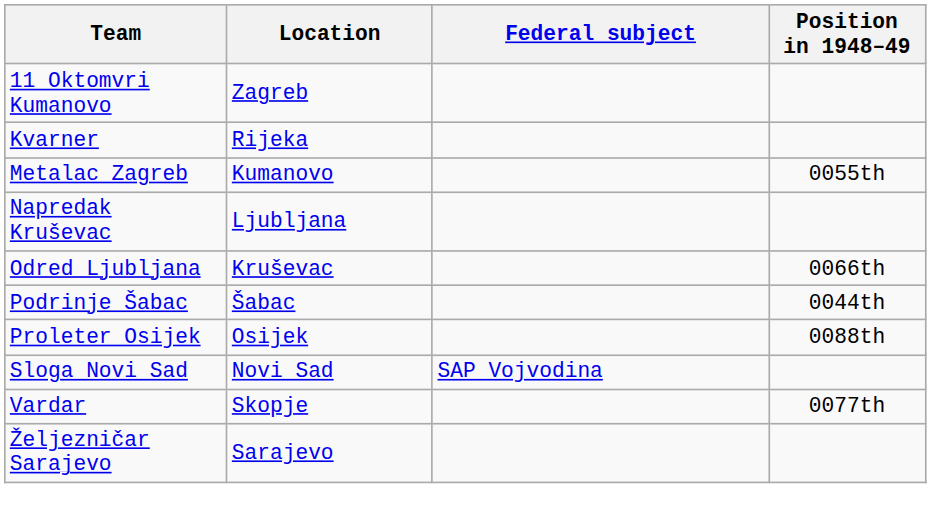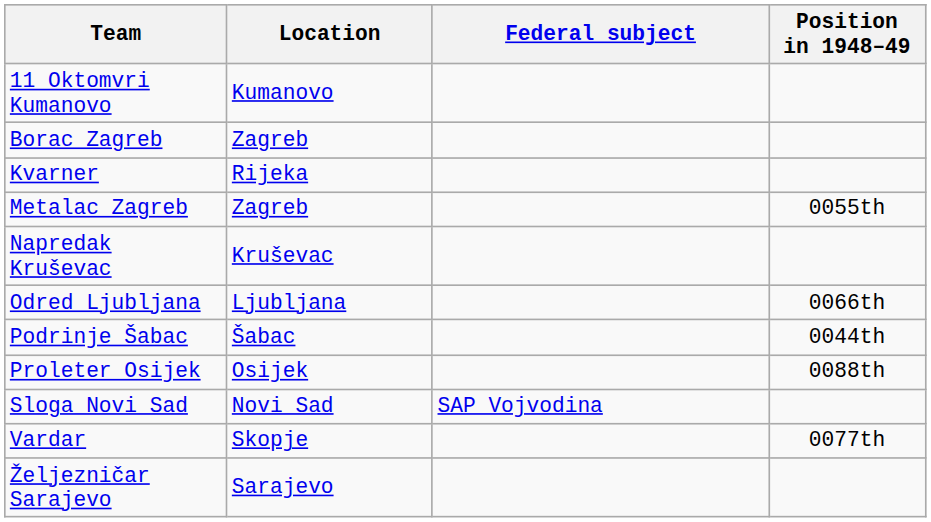(270, 93) Zagreb -> (283, 93) Kumanovo
+ row: (86, 140)
(283, 175) Kumanovo -> (270, 209) Zagreb
(289, 221) Ljubljana -> (283, 256) Kruševac
(283, 268) Kruševac -> (289, 303) Ljubljana
